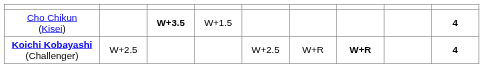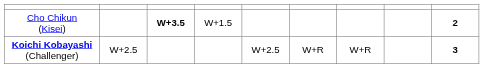(455, 23) 4 -> (455, 23) 2
(360, 50) bold -> (360, 50) normal
(455, 50) 4 -> (455, 50) 3
